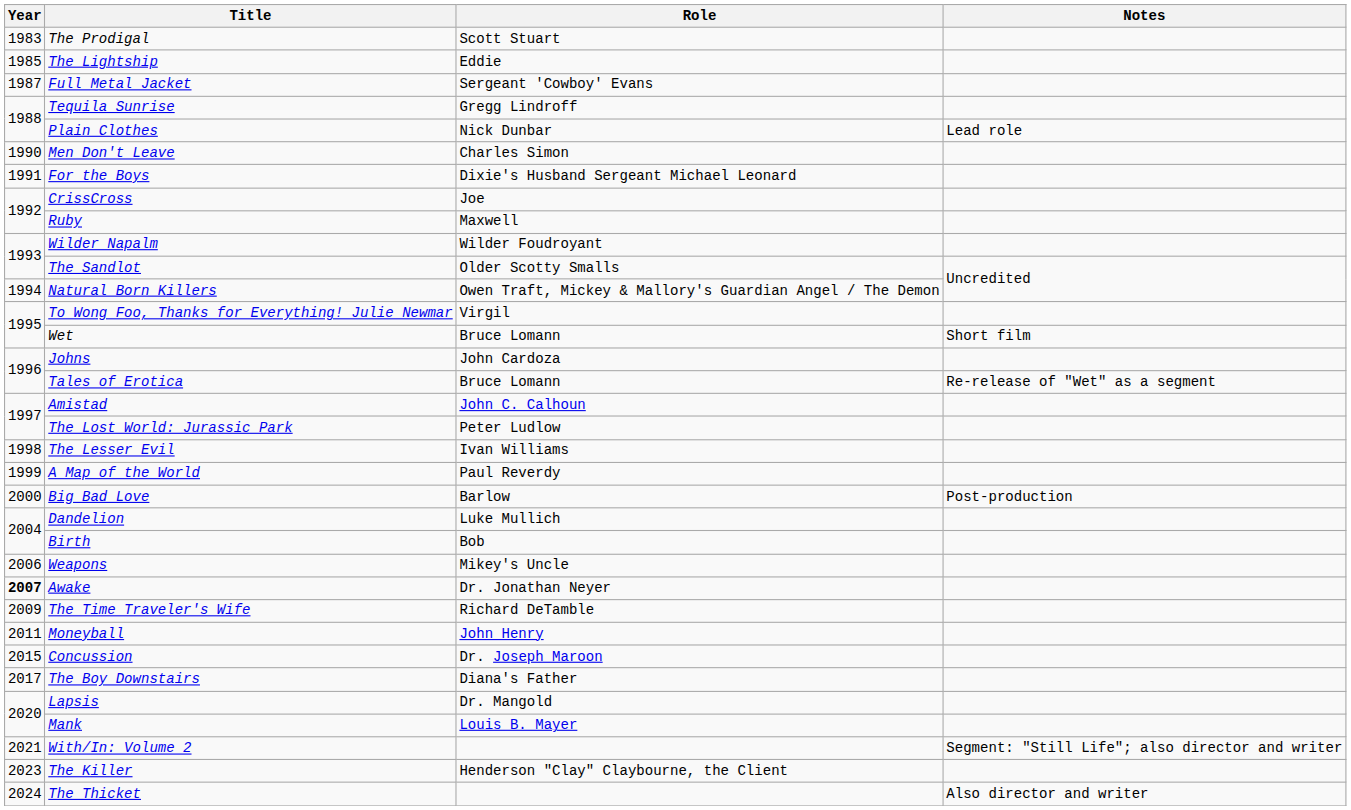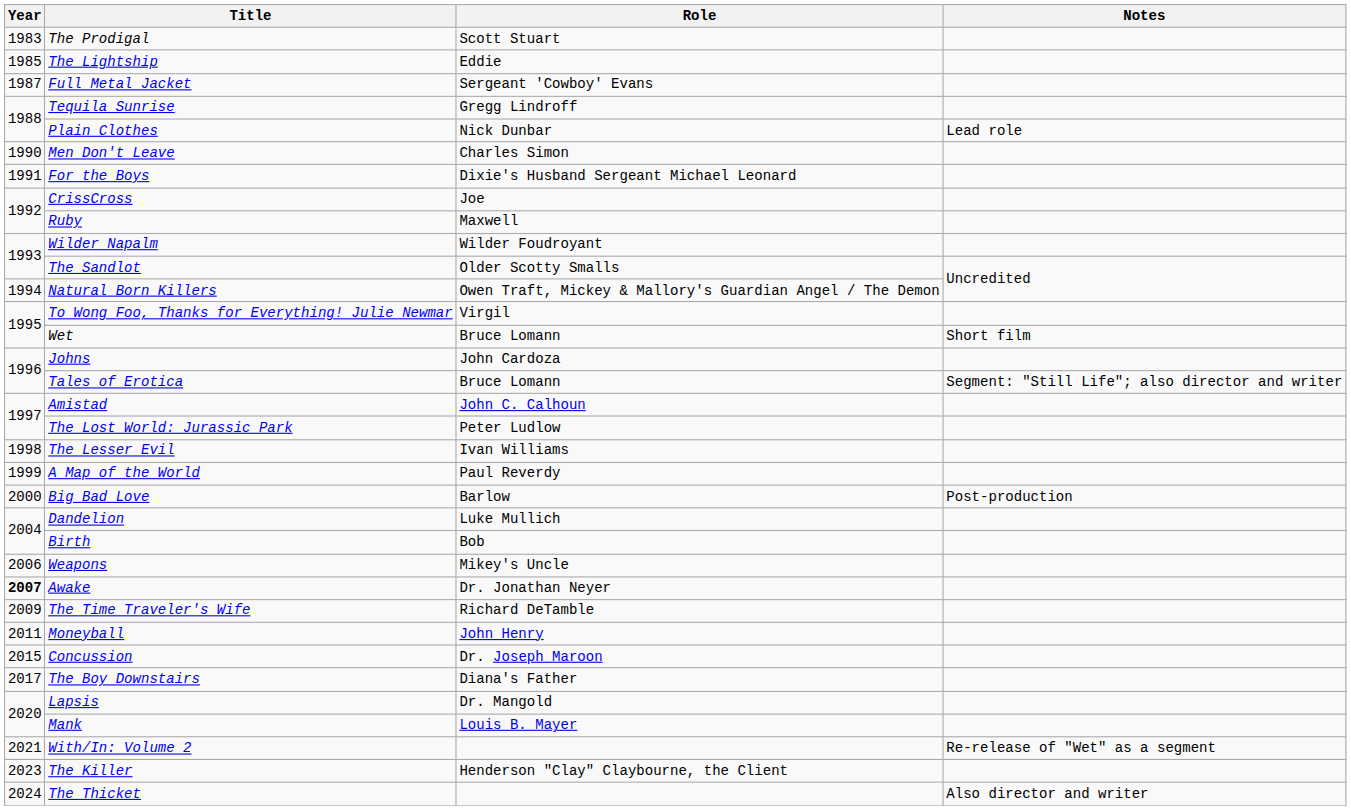(1081, 382) Re-release of "Wet" as a segment -> (1144, 382) Segment: "Still Life"; also director and writer
(1144, 748) Segment: "Still Life"; also director and writer -> (1081, 748) Re-release of "Wet" as a segment
